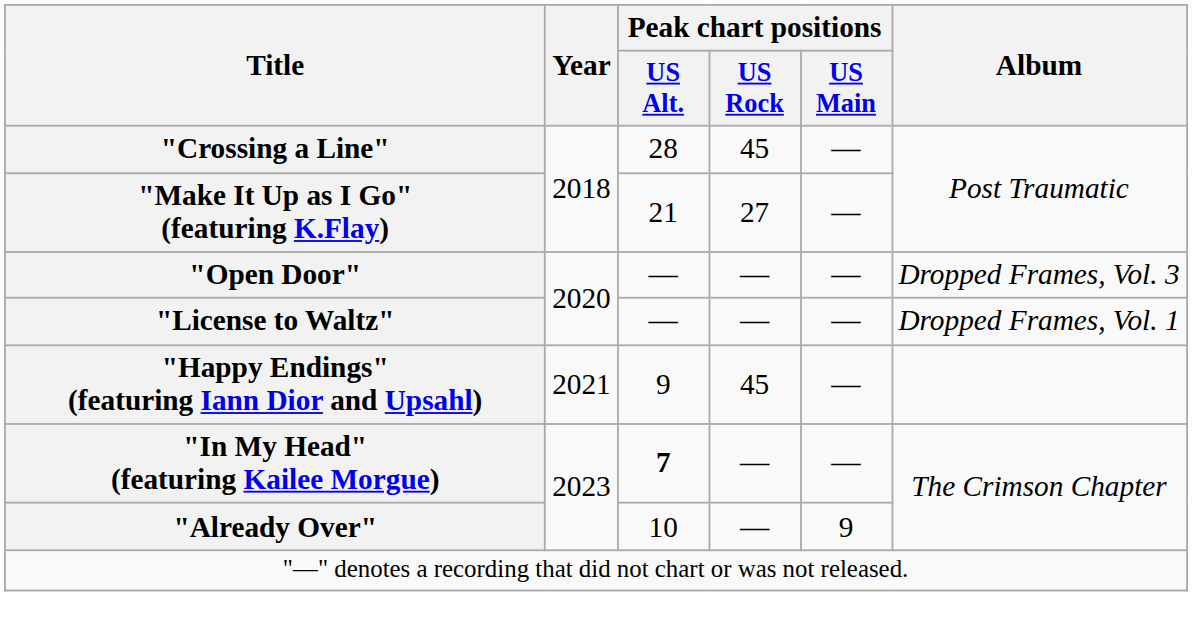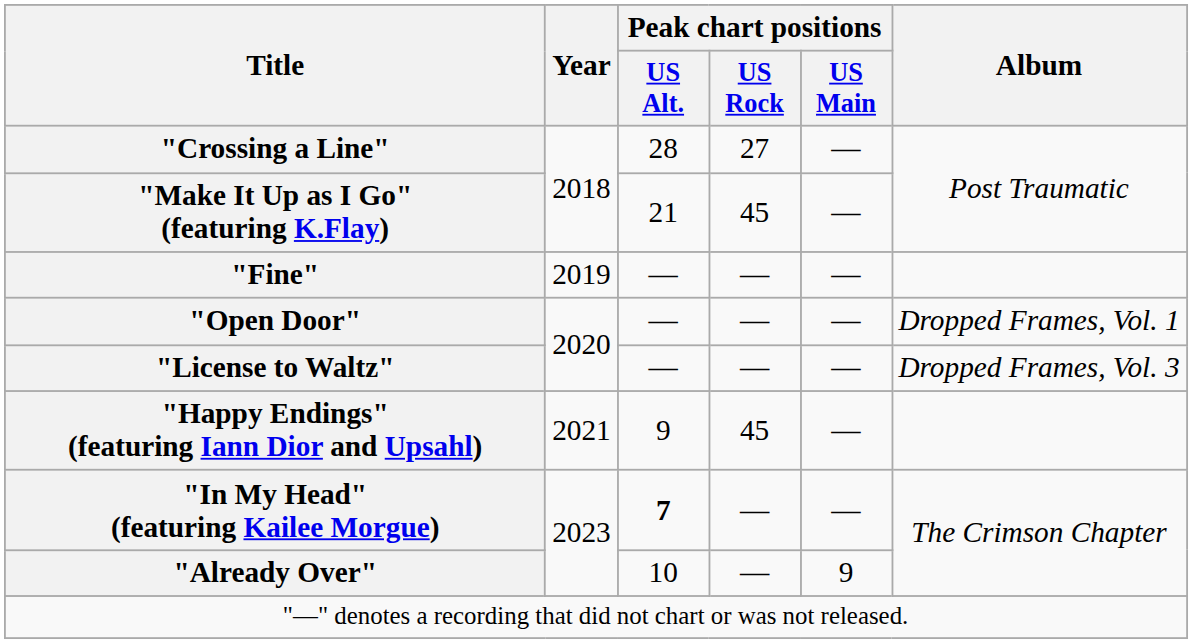(755, 148) 45 -> (755, 148) 27
(755, 211) 27 -> (755, 211) 45
+ row: (275, 274)
(1039, 274) Dropped Frames, Vol. 3 -> (1039, 320) Dropped Frames, Vol. 1
(1039, 320) Dropped Frames, Vol. 1 -> (1039, 367) Dropped Frames, Vol. 3
